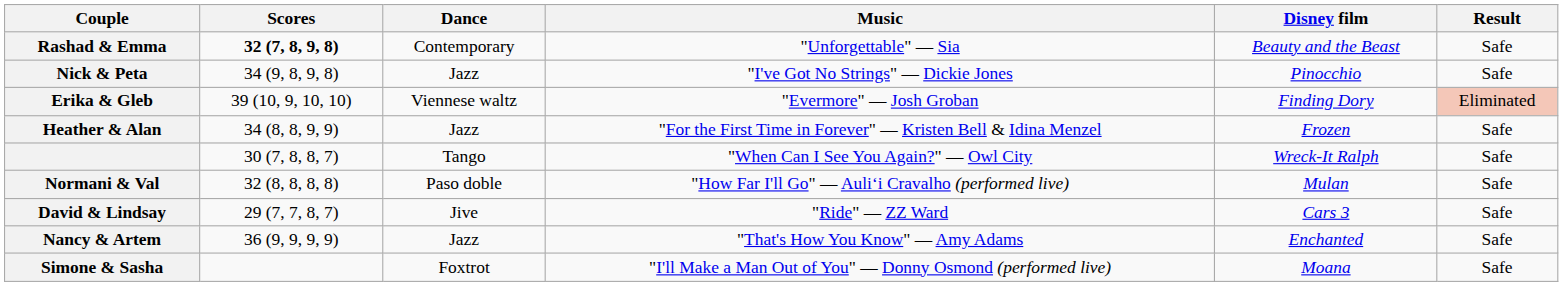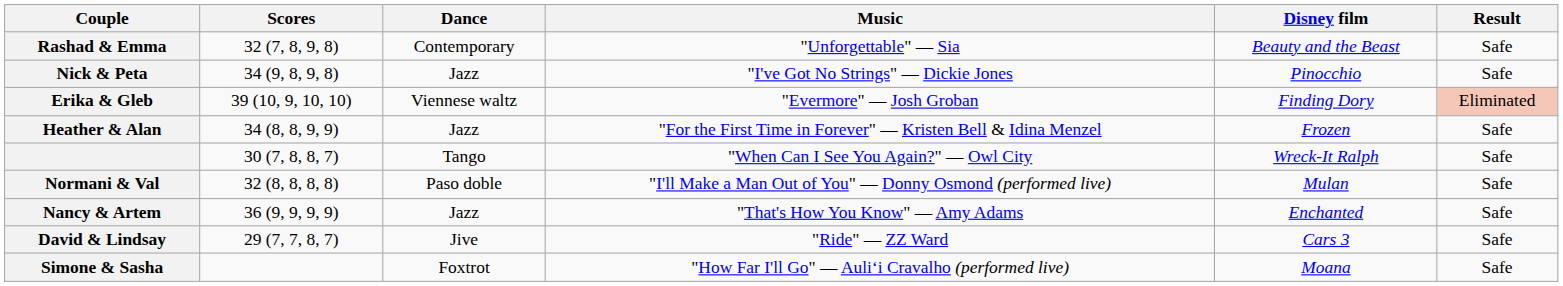(291, 45) bold -> (291, 45) normal
(880, 184) "How Far I'll Go" — Auliʻi Cravalho (performed live) -> (880, 184) "I'll Make a Man Out of You" — Donny Osmond (performed live)
rows swapped: (102, 211) <-> (102, 239)
(880, 267) "I'll Make a Man Out of You" — Donny Osmond (performed live) -> (880, 267) "How Far I'll Go" — Auliʻi Cravalho (performed live)
